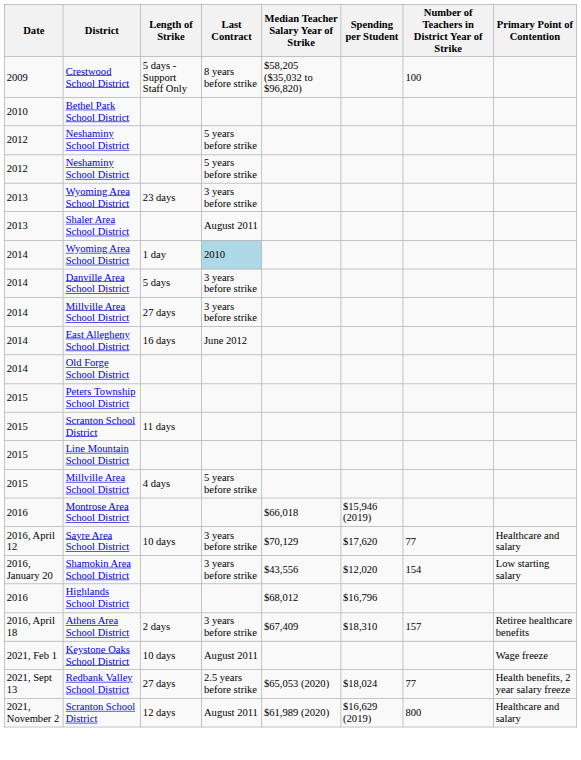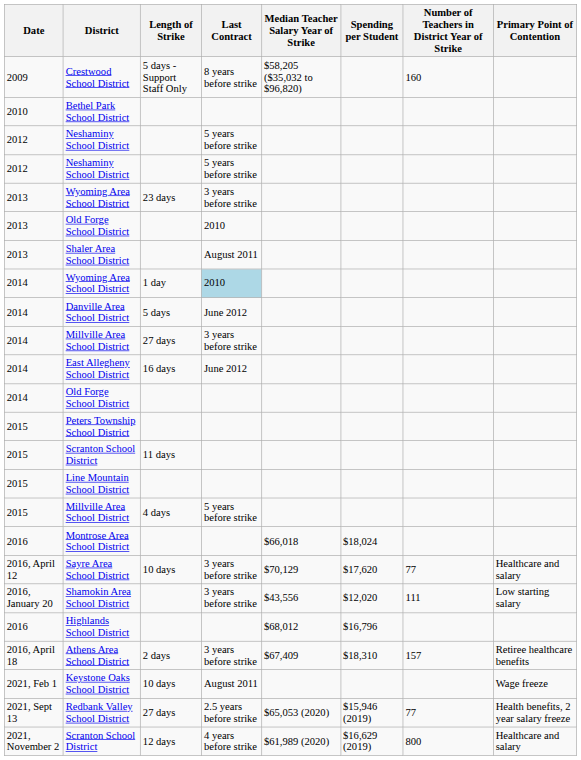(413, 77) 100 -> (413, 77) 160
+ row: (17, 226)
(231, 283) 3 years before strike -> (226, 312) June 2012
(360, 512) $15,946 (2019) -> (360, 541) $18,024
(413, 569) 154 -> (413, 598) 111
(360, 684) $18,024 -> (360, 712) $15,946 (2019)
(231, 712) August 2011 -> (231, 741) 4 years before strike
